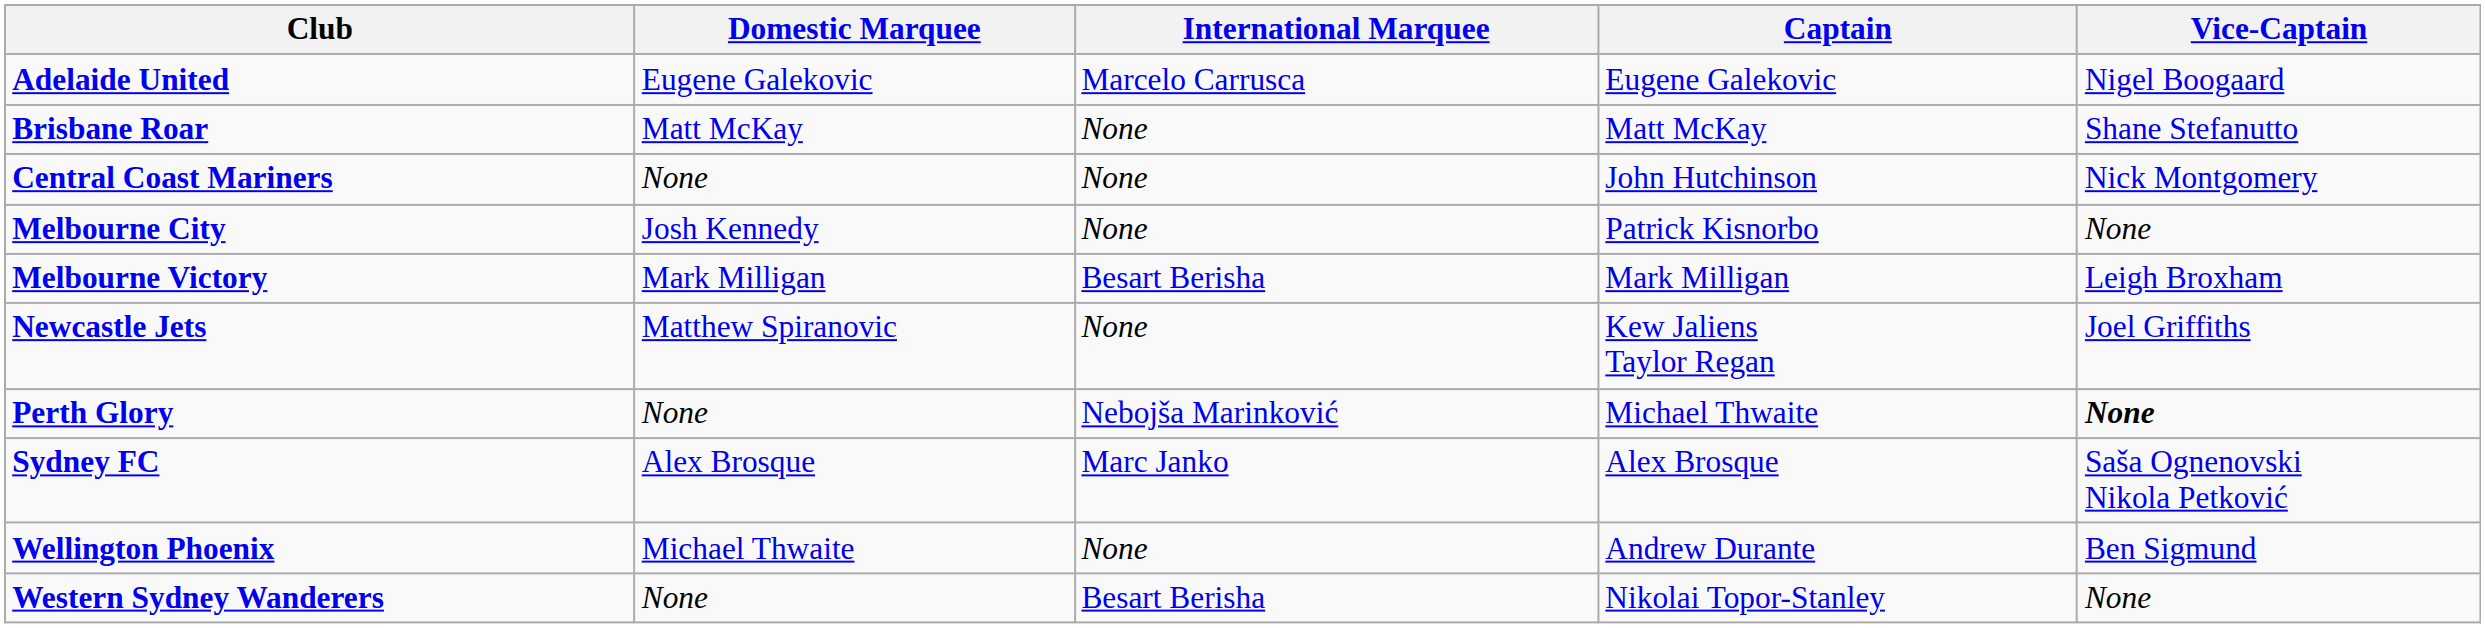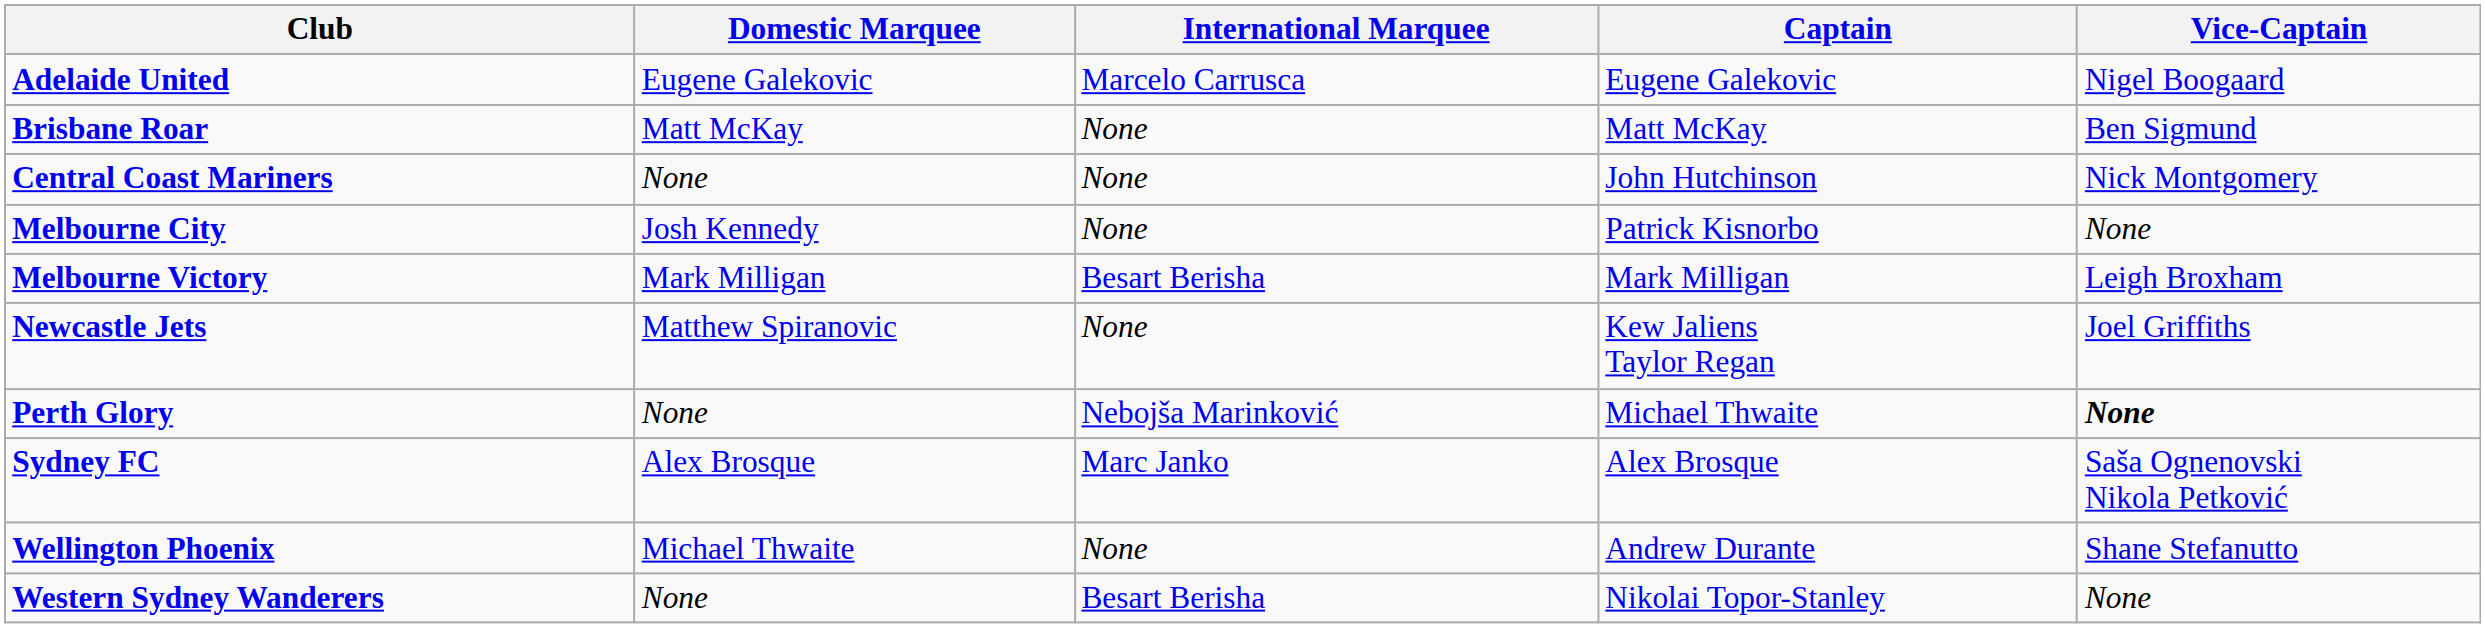(2192, 128) Shane Stefanutto -> (2171, 128) Ben Sigmund
(2171, 547) Ben Sigmund -> (2192, 547) Shane Stefanutto
